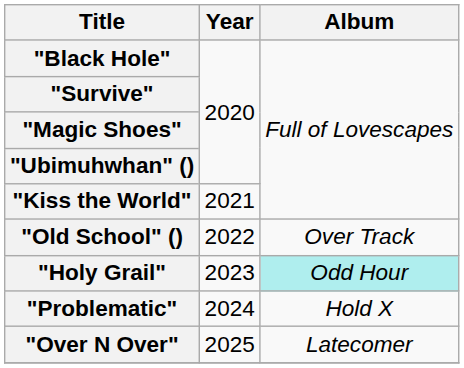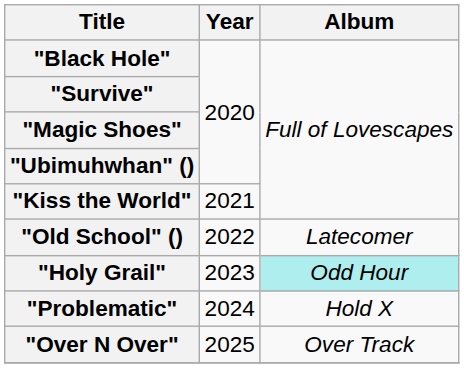(359, 237) Over Track -> (359, 237) Latecomer
(359, 344) Latecomer -> (359, 344) Over Track
